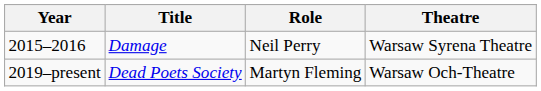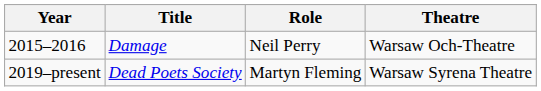(451, 45) Warsaw Syrena Theatre -> (442, 45) Warsaw Och-Theatre
(442, 72) Warsaw Och-Theatre -> (451, 72) Warsaw Syrena Theatre
